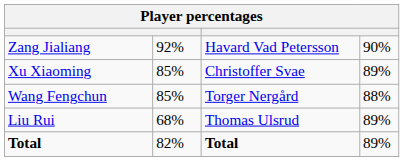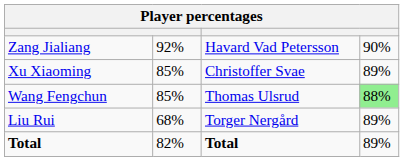(252, 95) Torger Nergård -> (252, 95) Thomas Ulsrud
(377, 95) no background -> (377, 95) lightgreen background
(252, 119) Thomas Ulsrud -> (252, 119) Torger Nergård
